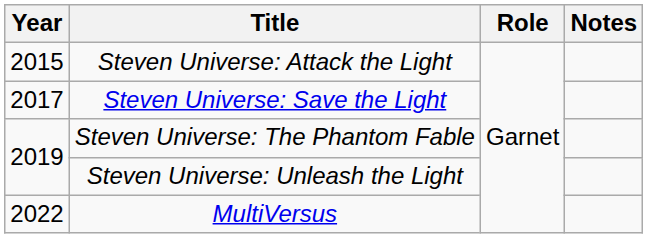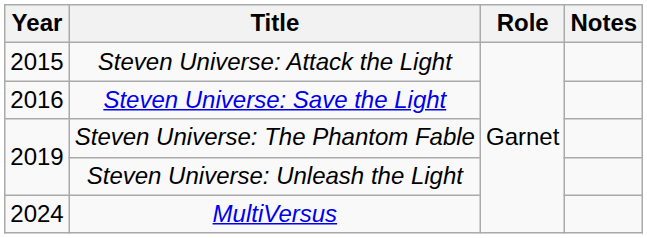(37, 99) 2017 -> (37, 99) 2016
(37, 213) 2022 -> (37, 213) 2024
